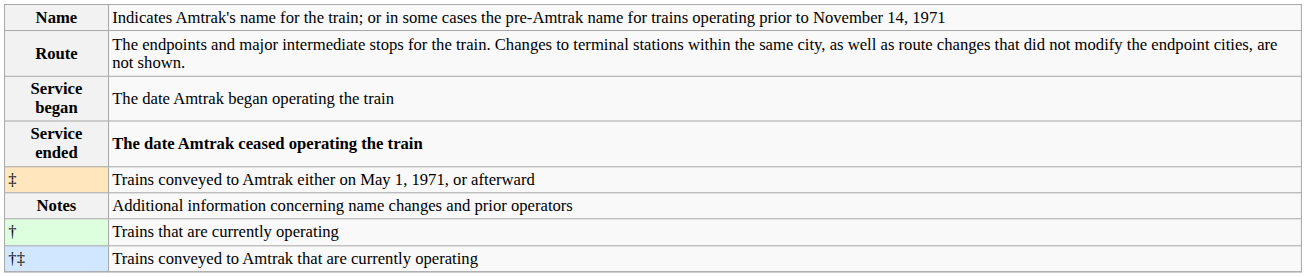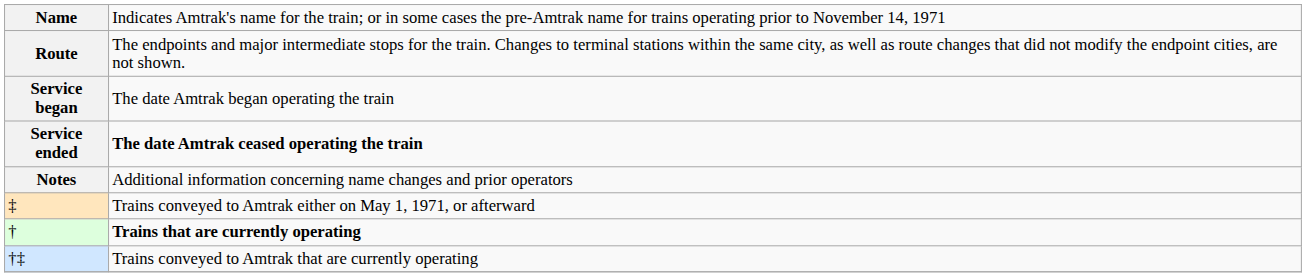rows swapped: (56, 205) <-> (13, 179)
(226, 232) normal -> (236, 232) bold
